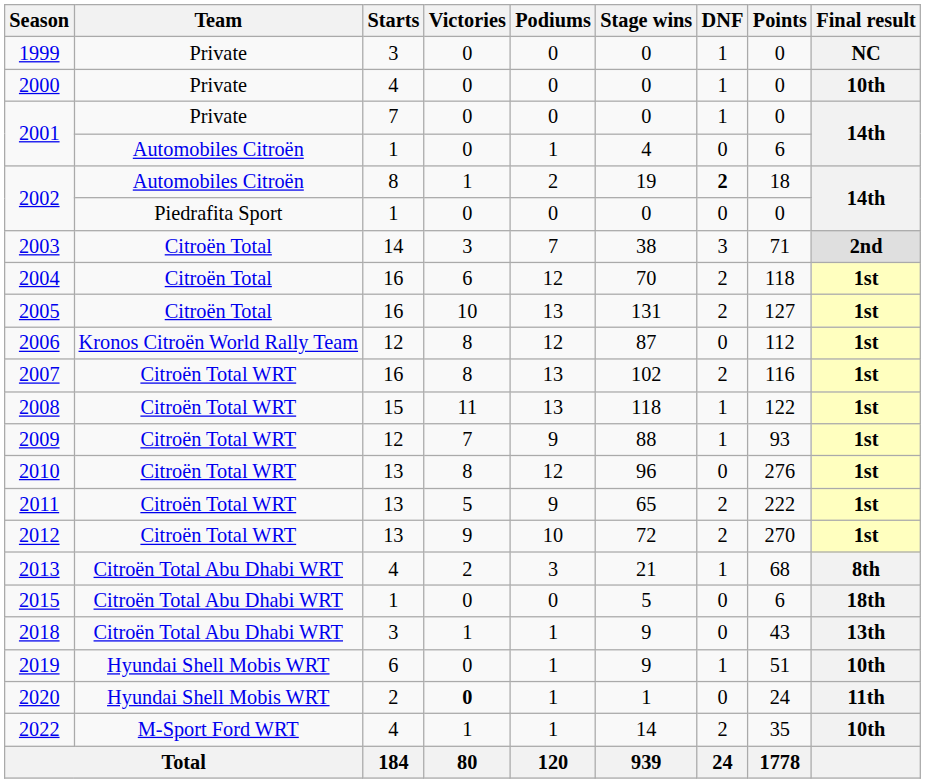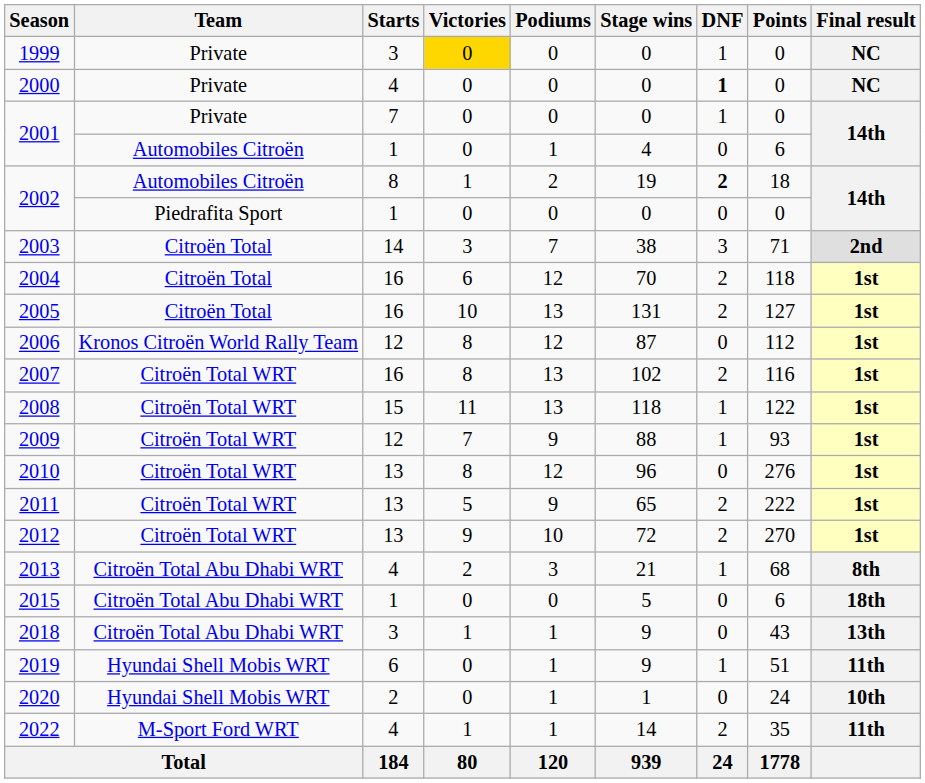(467, 52) no background -> (467, 52) gold background
(722, 85) normal -> (722, 85) bold
(866, 85) 10th -> (866, 85) NC
(866, 665) 10th -> (866, 665) 11th
(467, 697) bold -> (467, 697) normal
(866, 697) 11th -> (866, 697) 10th
(866, 729) 10th -> (866, 729) 11th
